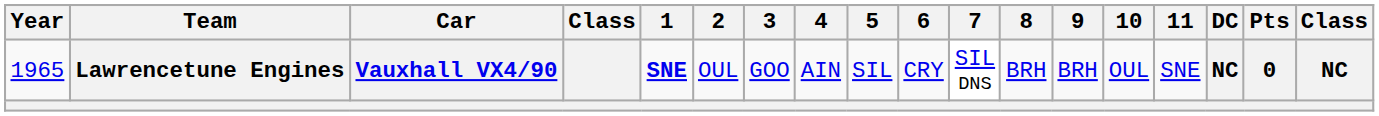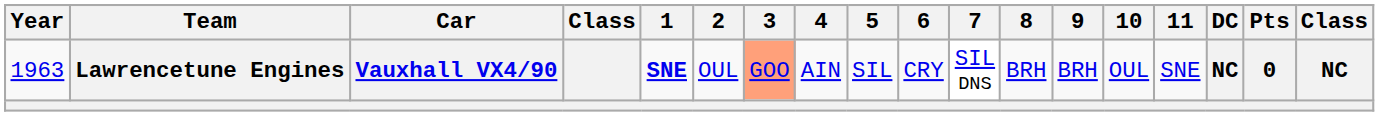(37, 70) 1965 -> (37, 70) 1963
(770, 70) no background -> (770, 70) lightsalmon background
